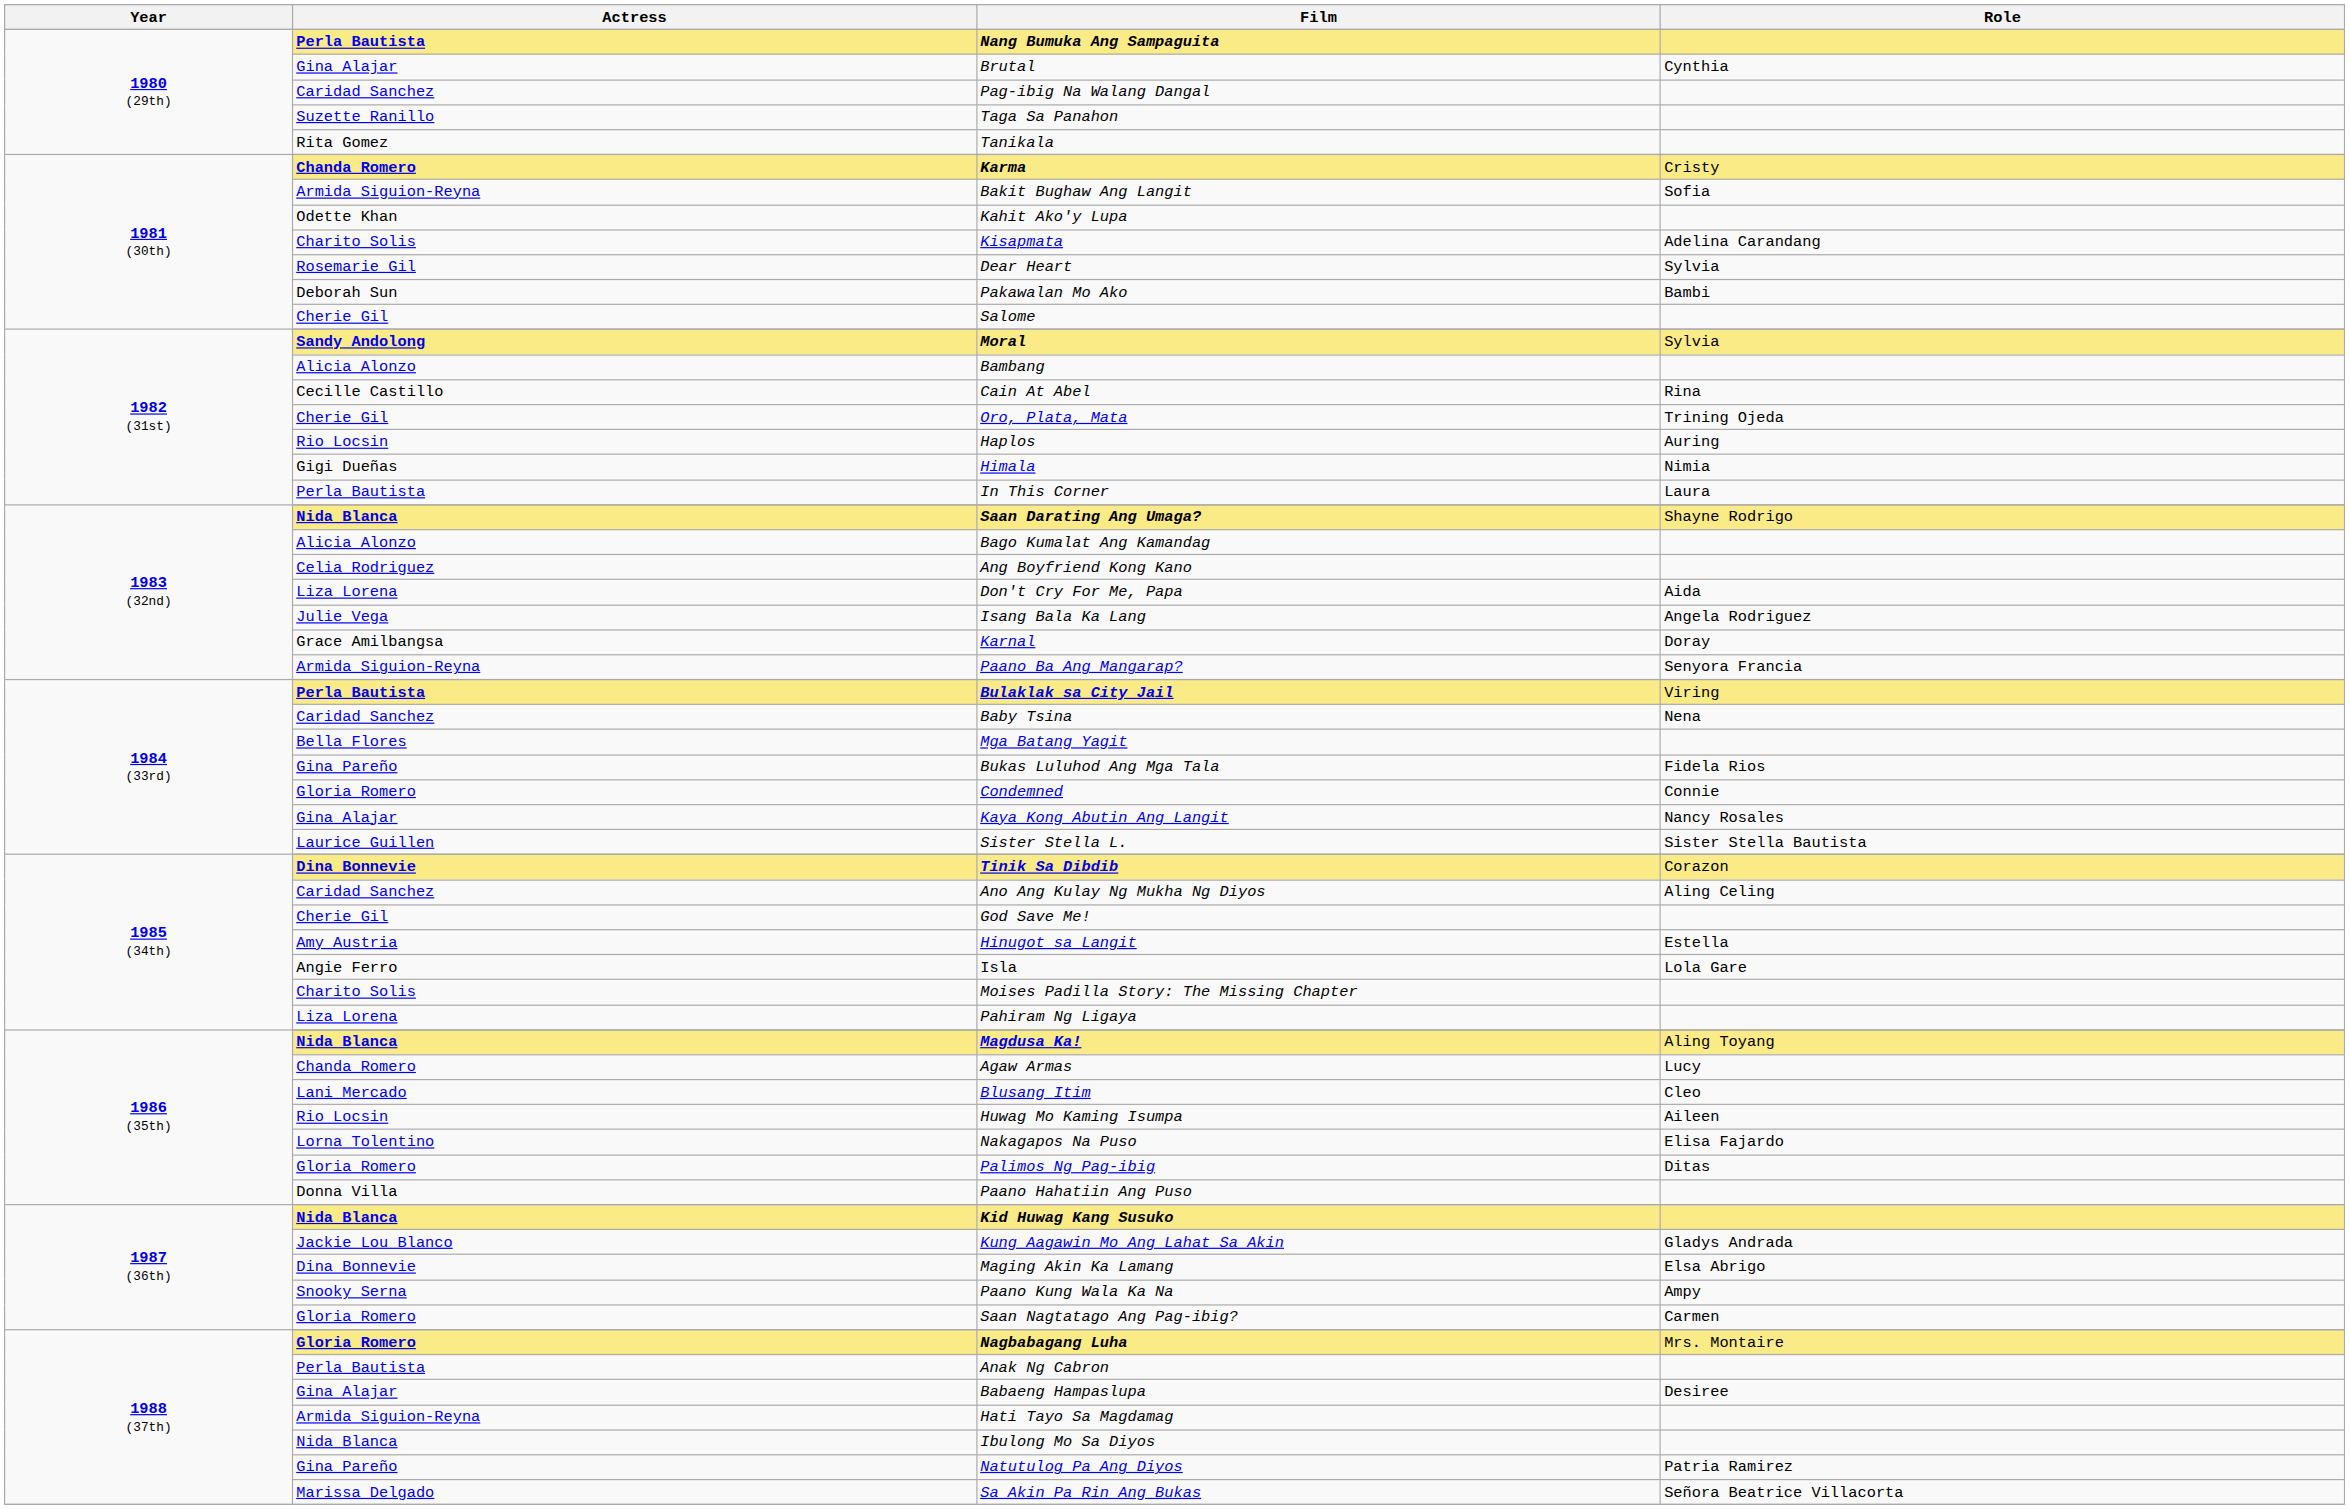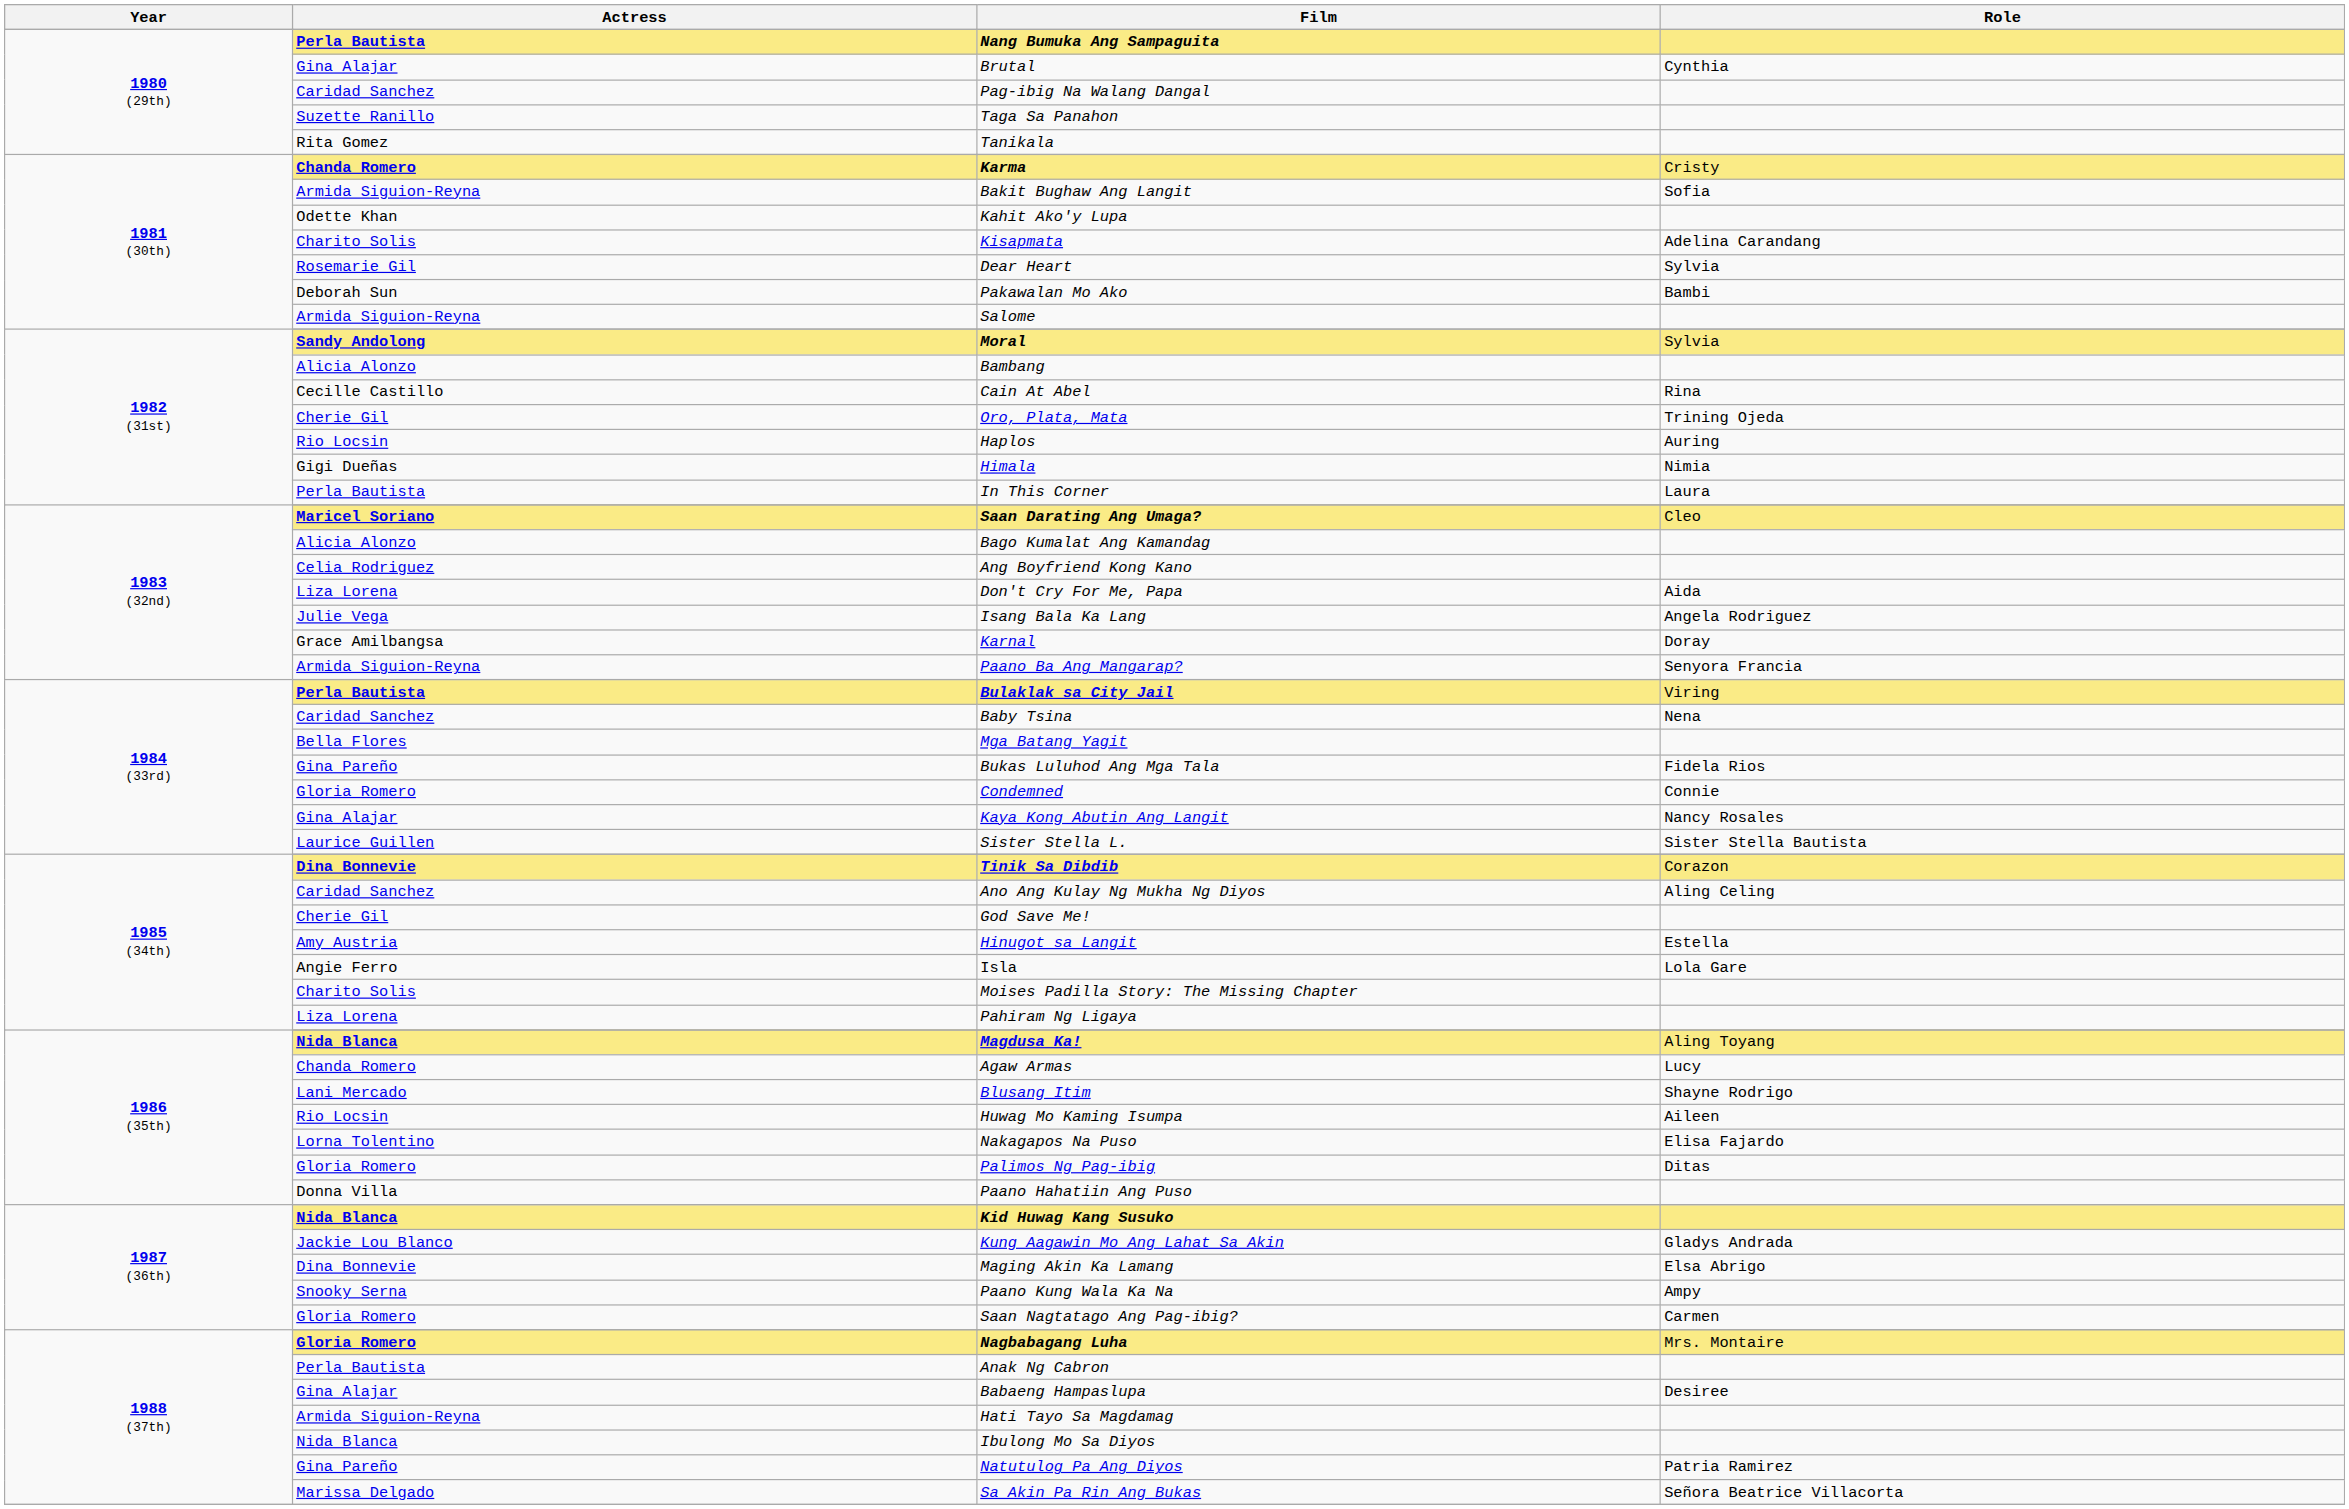(342, 317) Cherie Gil -> (388, 317) Armida Siguion-Reyna
(347, 517) Nida Blanca -> (365, 517) Maricel Soriano
(1729, 517) Shayne Rodrigo -> (1683, 517) Cleo
(1683, 1092) Cleo -> (1729, 1092) Shayne Rodrigo
